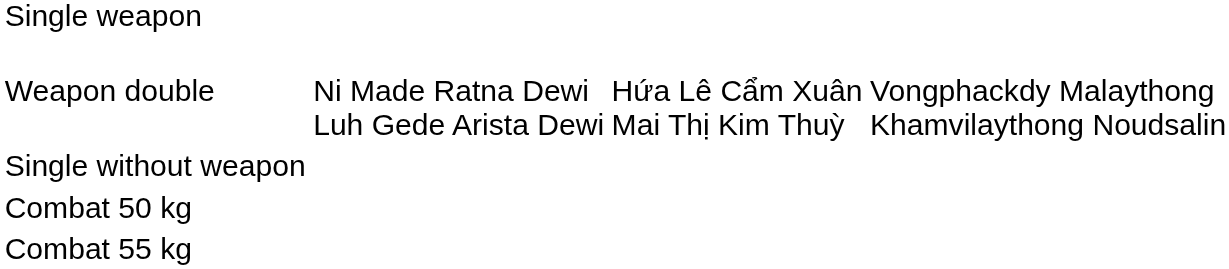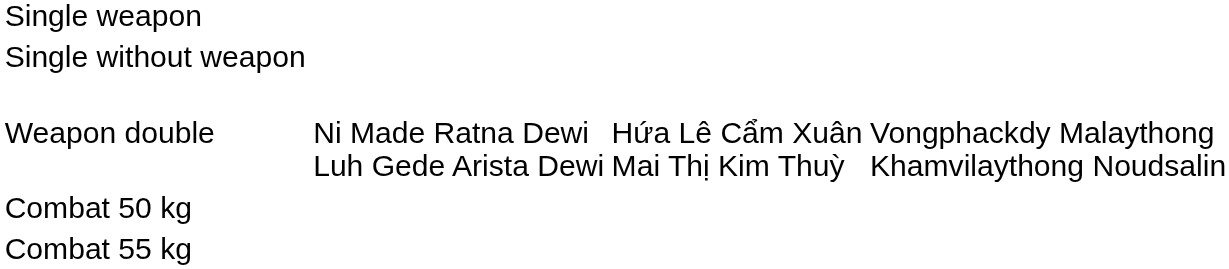rows swapped: (155, 166) <-> (110, 91)
